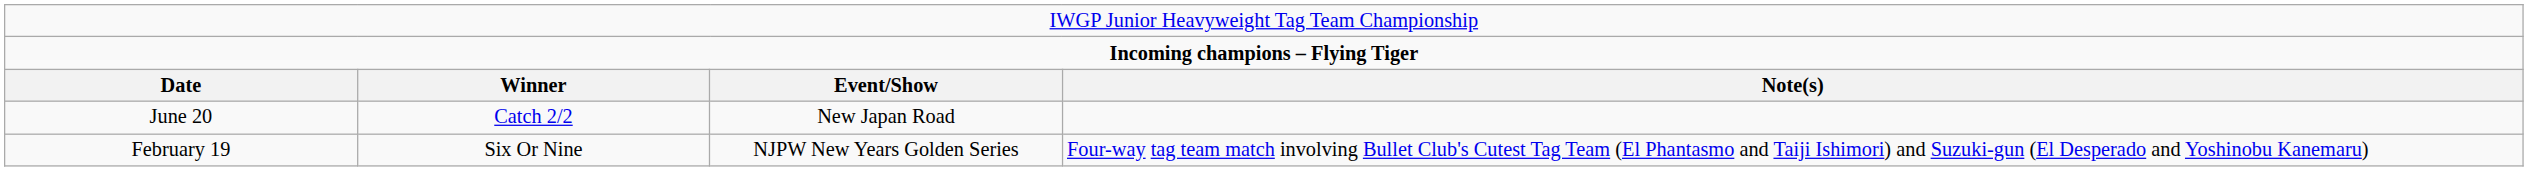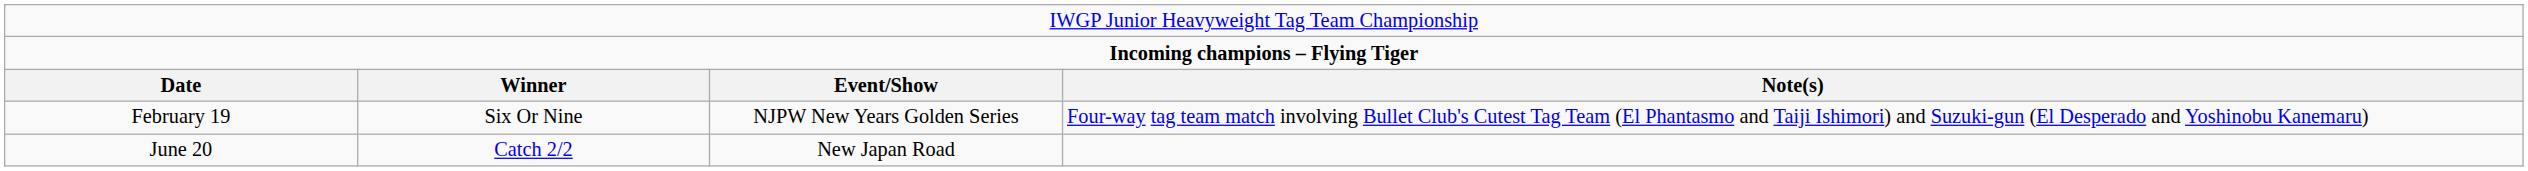rows swapped: (181, 149) <-> (181, 117)
